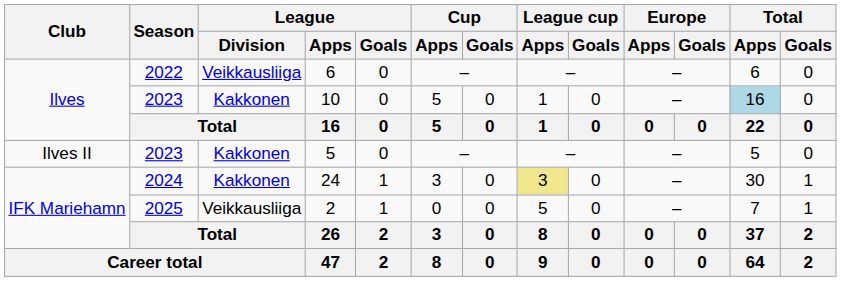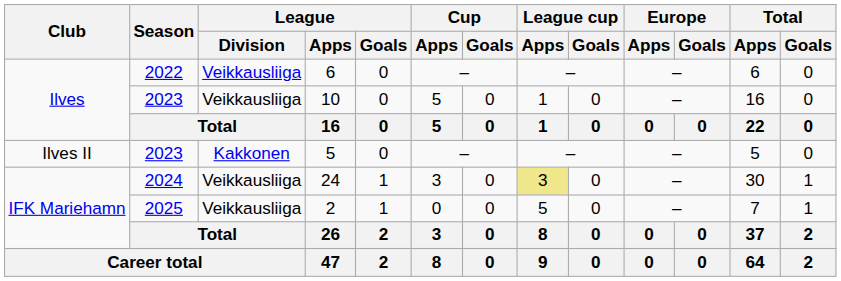(252, 99) Kakkonen -> (252, 99) Veikkausliiga
(755, 99) lightblue background -> (755, 99) no background
(252, 180) Kakkonen -> (252, 180) Veikkausliiga
